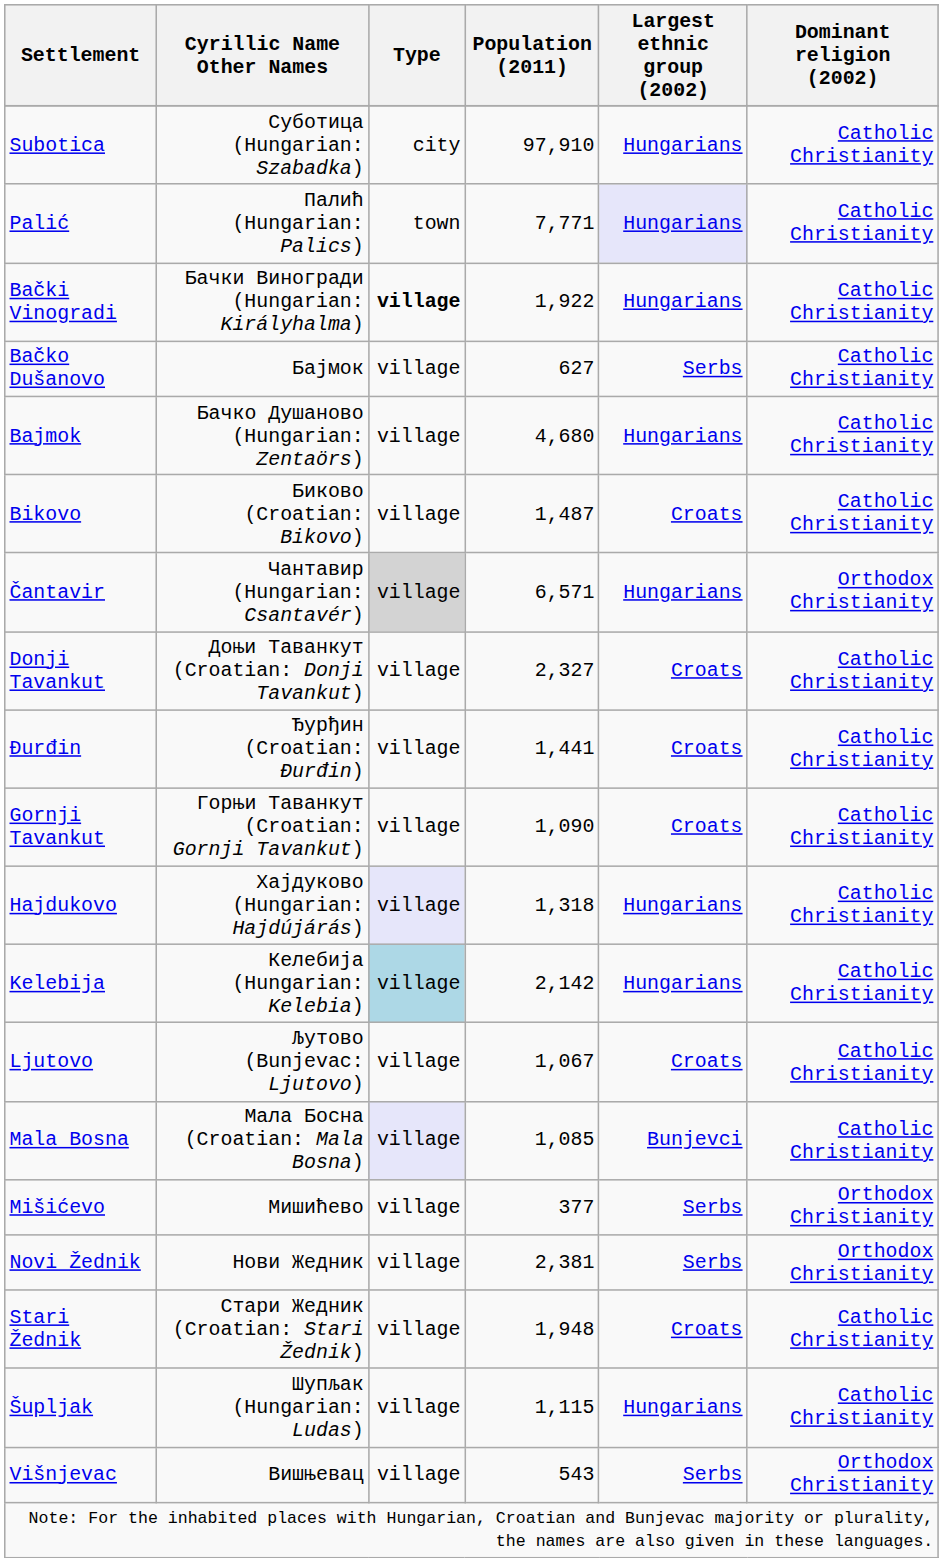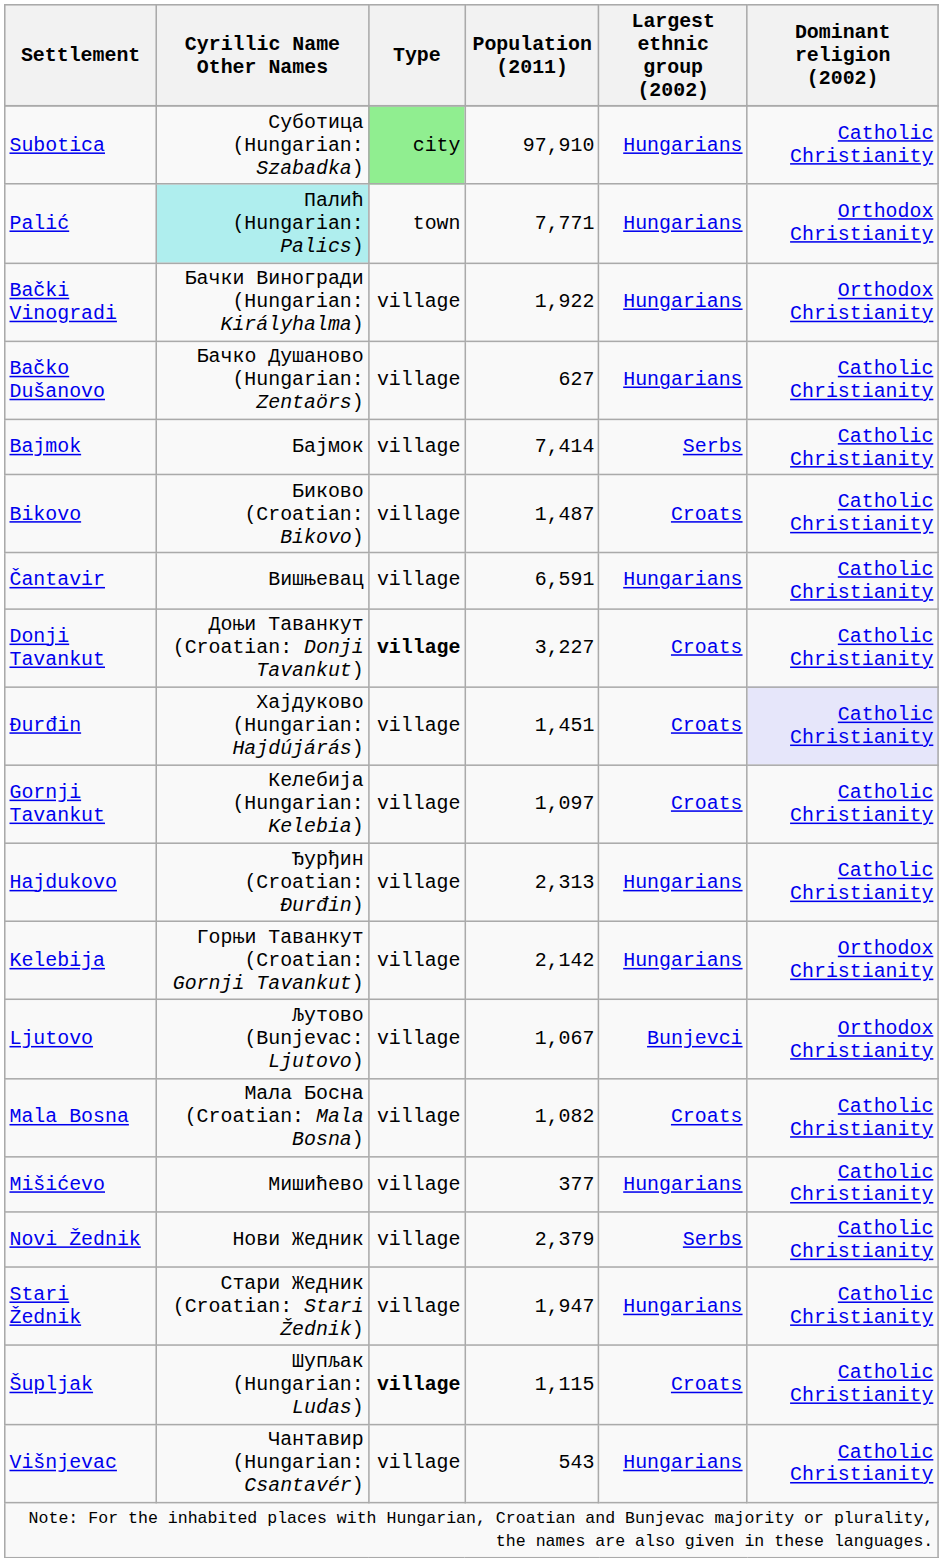(437, 145) no background -> (437, 145) lightgreen background
(298, 224) no background -> (298, 224) paleturquoise background
(683, 224) lavender background -> (683, 224) no background
(862, 224) Catholic Christianity -> (862, 224) Orthodox Christianity
(419, 302) bold -> (419, 302) normal
(862, 302) Catholic Christianity -> (862, 302) Orthodox Christianity
(328, 369) Бајмок -> (280, 380) Бачко Душаново (Hungarian: Zentaörs)
(713, 369) Serbs -> (683, 380) Hungarians
(280, 436) Бачко Душаново (Hungarian: Zentaörs) -> (328, 447) Бајмок
(565, 436) 4,680 -> (565, 447) 7,414
(683, 436) Hungarians -> (713, 447) Serbs
(298, 592) Чантавир (Hungarian: Csantavér) -> (316, 581) Вишњевац
(419, 592) lightgrey background -> (419, 581) no background
(565, 592) 6,571 -> (565, 581) 6,591
(862, 592) Orthodox Christianity -> (862, 581) Catholic Christianity
(419, 670) normal -> (419, 648) bold
(565, 670) 2,327 -> (565, 648) 3,227
(304, 749) Ђурђин (Croatian: Đurđin) -> (298, 726) Хајдуково (Hungarian: Hajdújárás)
(565, 749) 1,441 -> (565, 726) 1,451
(862, 749) no background -> (862, 726) lavender background
(268, 827) Горњи Таванкут (Croatian: Gornji Tavankut) -> (298, 804) Келебија (Hungarian: Kelebia)
(565, 827) 1,090 -> (565, 804) 1,097
(298, 905) Хајдуково (Hungarian: Hajdújárás) -> (304, 882) Ђурђин (Croatian: Đurđin)
(419, 905) lavender background -> (419, 882) no background
(565, 905) 1,318 -> (565, 882) 2,313
(298, 984) Келебија (Hungarian: Kelebia) -> (268, 961) Горњи Таванкут (Croatian: Gornji Tavankut)
(419, 984) lightblue background -> (419, 961) no background
(862, 984) Catholic Christianity -> (862, 961) Orthodox Christianity
(707, 1062) Croats -> (695, 1039) Bunjevci
(862, 1062) Catholic Christianity -> (862, 1039) Orthodox Christianity
(419, 1140) lavender background -> (419, 1117) no background
(565, 1140) 1,085 -> (565, 1117) 1,082
(695, 1140) Bunjevci -> (707, 1117) Croats
(713, 1207) Serbs -> (683, 1184) Hungarians
(862, 1207) Orthodox Christianity -> (862, 1184) Catholic Christianity
(565, 1263) 2,381 -> (565, 1240) 2,379
(862, 1263) Orthodox Christianity -> (862, 1240) Catholic Christianity
(565, 1329) 1,948 -> (565, 1306) 1,947
(707, 1329) Croats -> (683, 1306) Hungarians
(419, 1408) normal -> (419, 1385) bold
(683, 1408) Hungarians -> (707, 1385) Croats
(316, 1475) Вишњевац -> (298, 1463) Чантавир (Hungarian: Csantavér)
(713, 1475) Serbs -> (683, 1463) Hungarians
(862, 1475) Orthodox Christianity -> (862, 1463) Catholic Christianity
